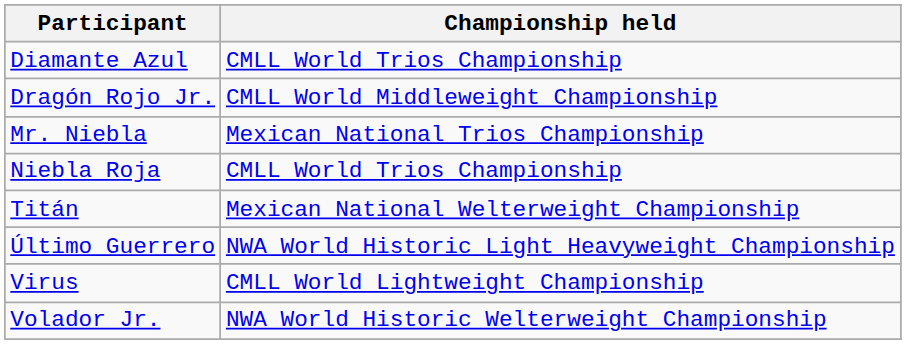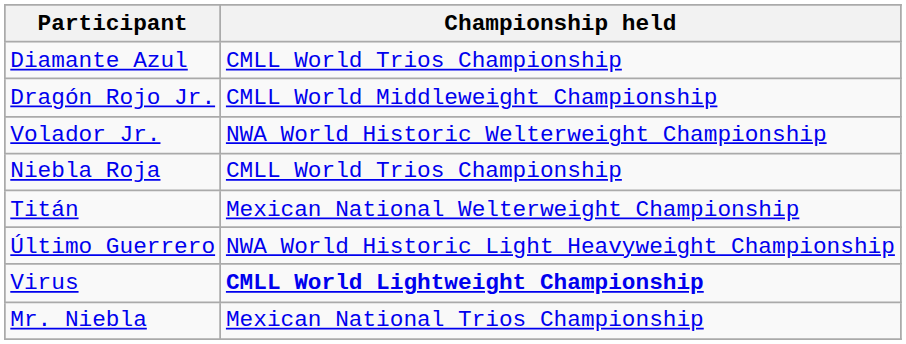rows swapped: (79, 135) <-> (85, 320)
(465, 283) normal -> (465, 283) bold
